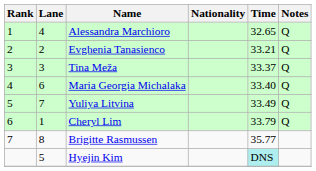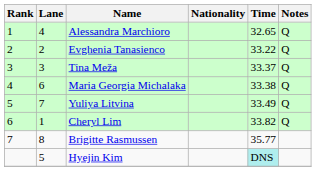(263, 49) 33.21 -> (263, 49) 33.22
(263, 85) 33.40 -> (263, 85) 33.38
(263, 121) 33.79 -> (263, 121) 33.82
